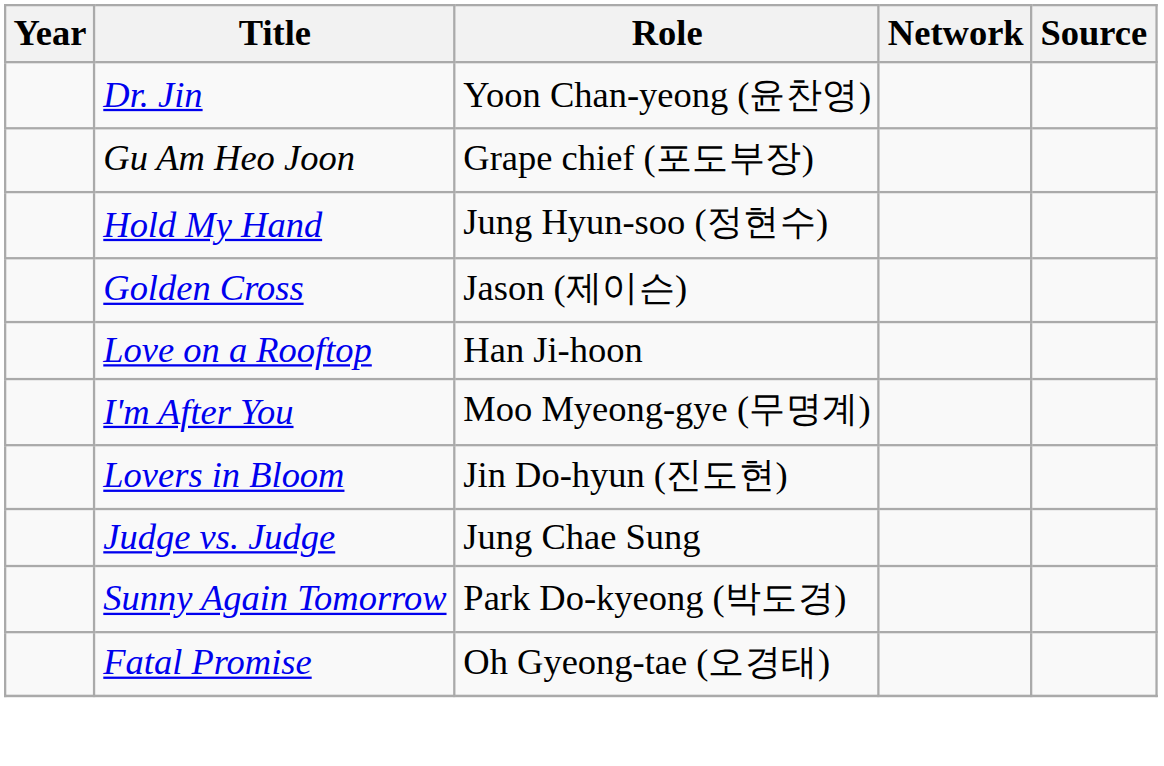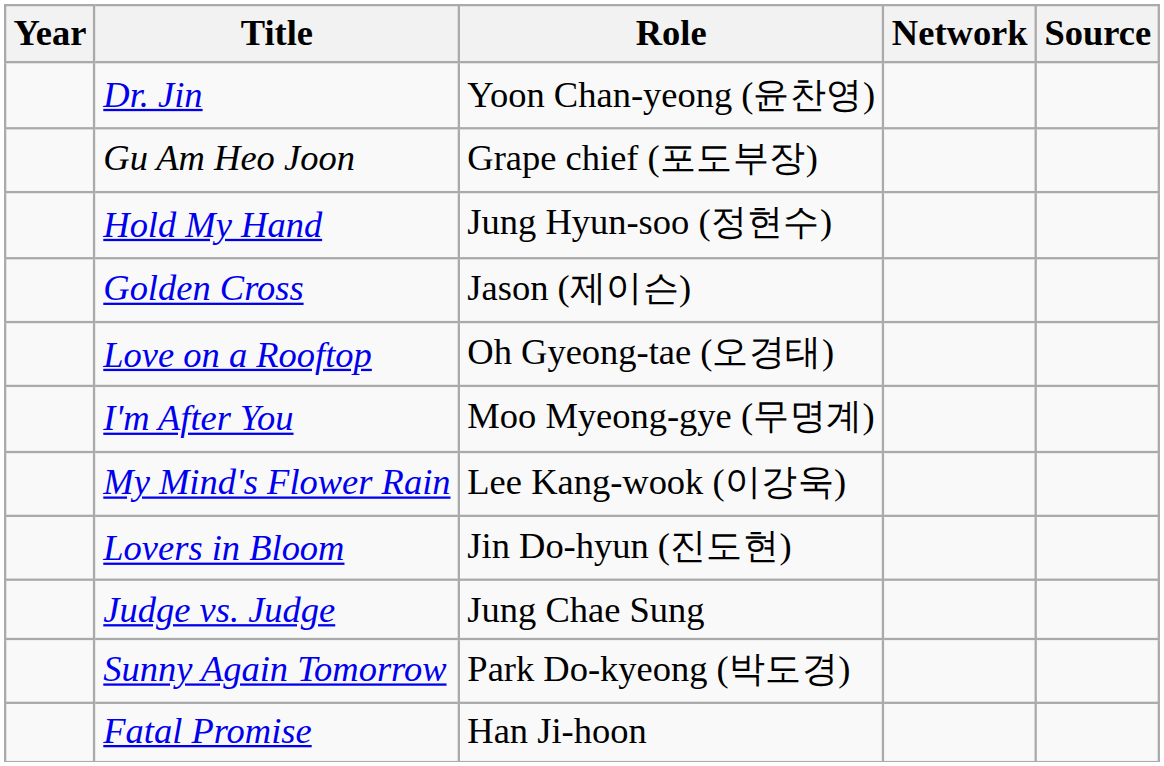(553, 350) Han Ji-hoon -> (651, 352) Oh Gyeong-tae (오경태)
+ row: (277, 482)
(647, 662) Oh Gyeong-tae (오경태) -> (557, 731) Han Ji-hoon
